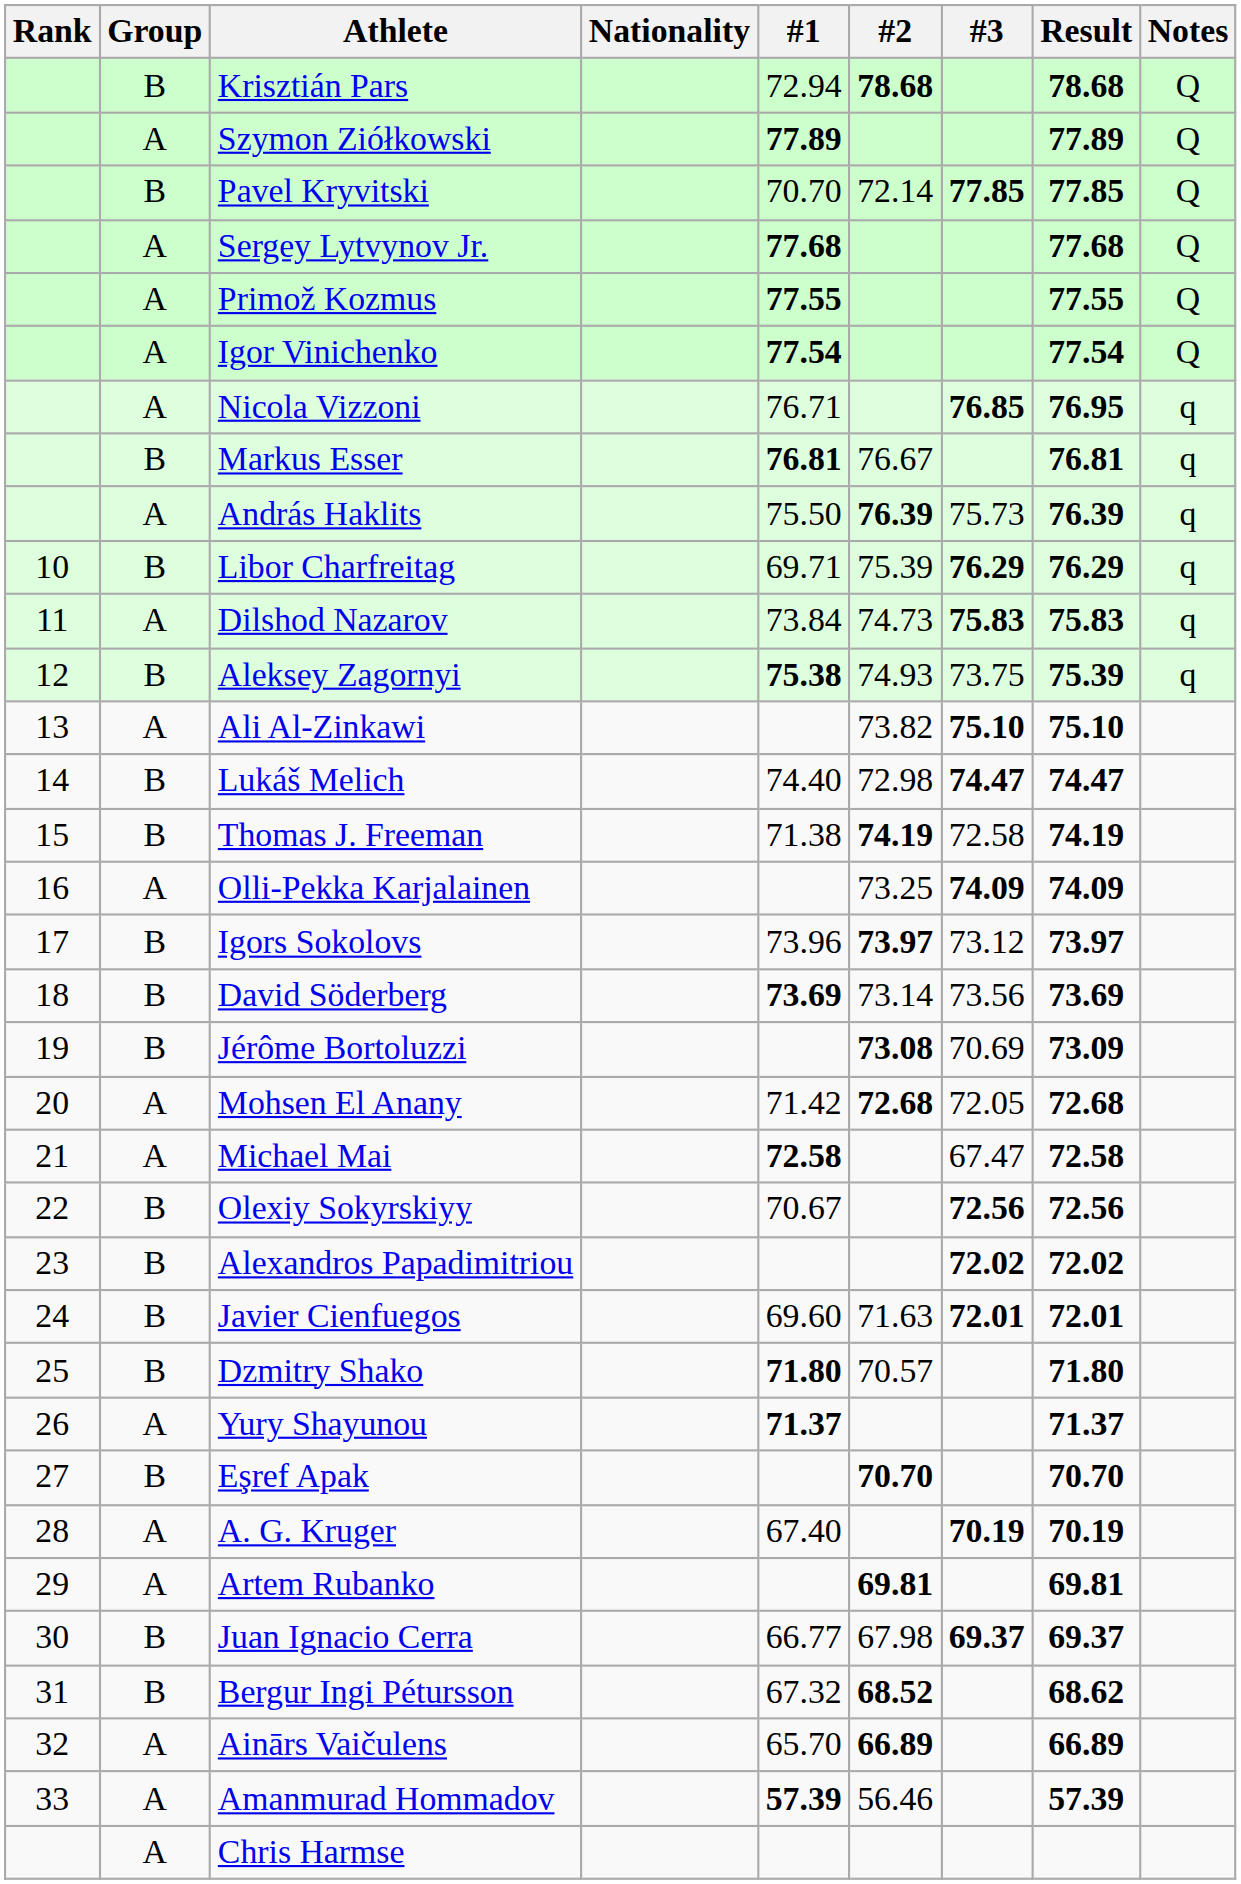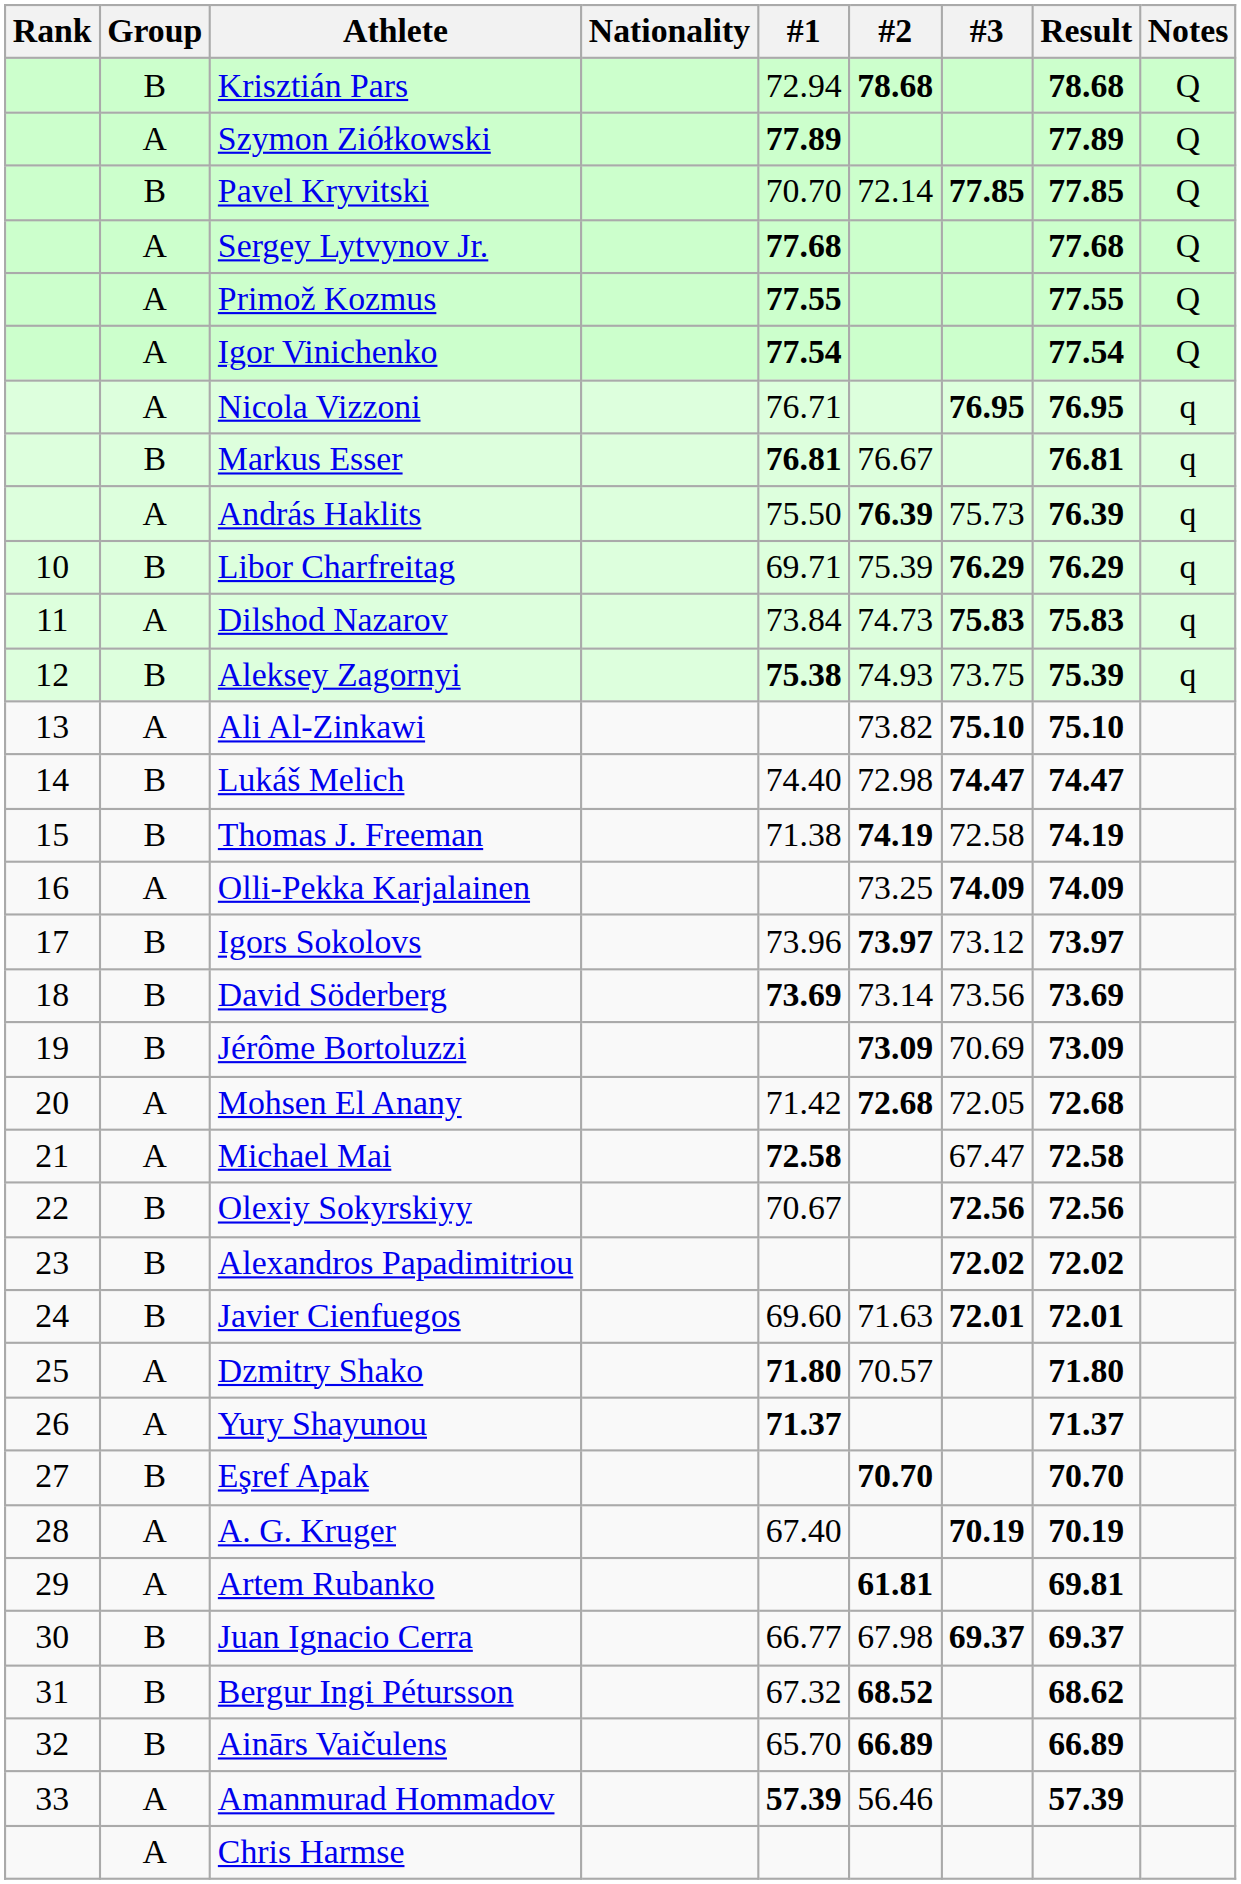(987, 406) 76.85 -> (987, 406) 76.95
(895, 1048) 73.08 -> (895, 1048) 73.09
(155, 1369) B -> (155, 1369) A
(895, 1583) 69.81 -> (895, 1583) 61.81
(155, 1744) A -> (155, 1744) B
